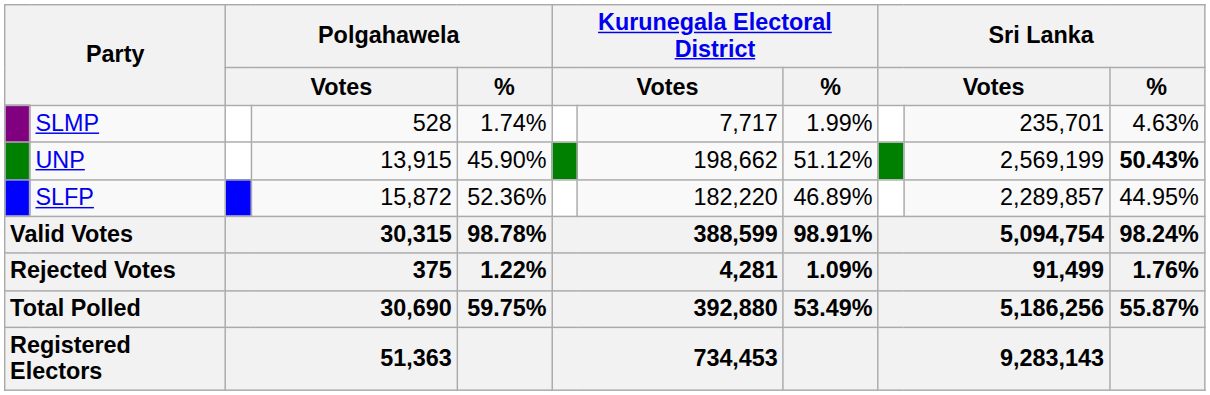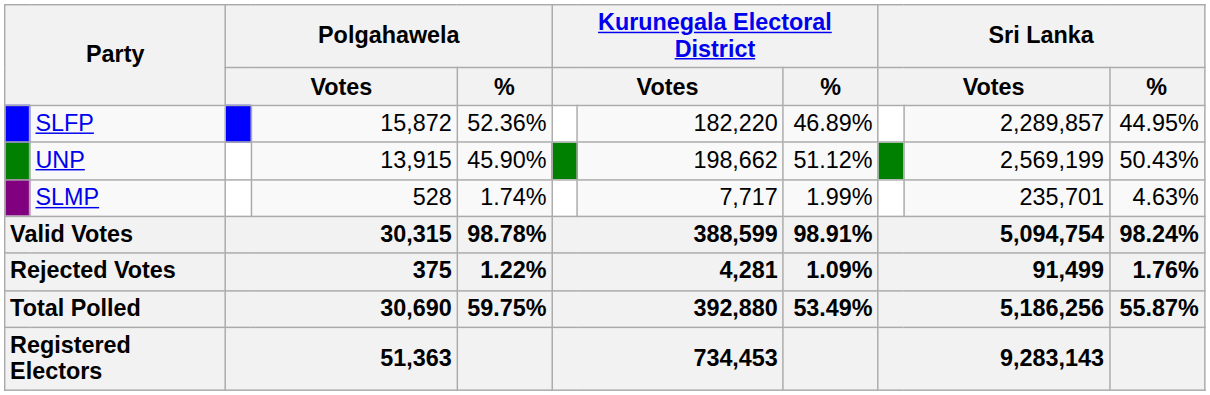rows swapped: (65, 197) <-> (67, 123)
(1159, 160) bold -> (1159, 160) normal
